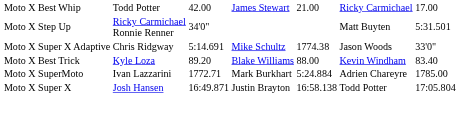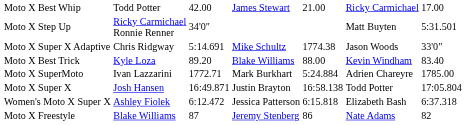+ row: (57, 102)
+ row: (39, 116)
